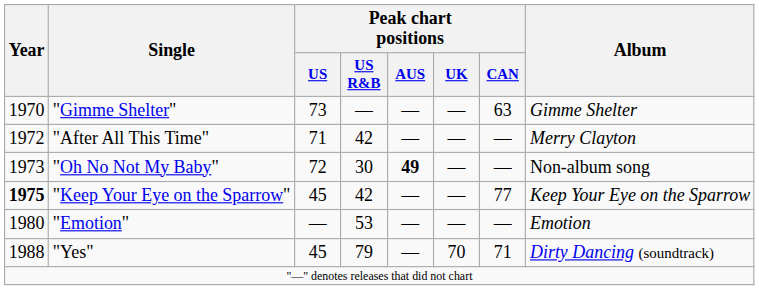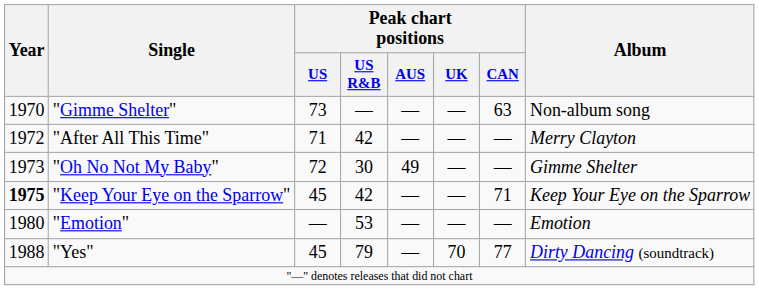(583, 110) Gimme Shelter -> (590, 110) Non-album song
(410, 167) bold -> (410, 167) normal
(590, 167) Non-album song -> (583, 167) Gimme Shelter
(503, 195) 77 -> (503, 195) 71
(503, 252) 71 -> (503, 252) 77
